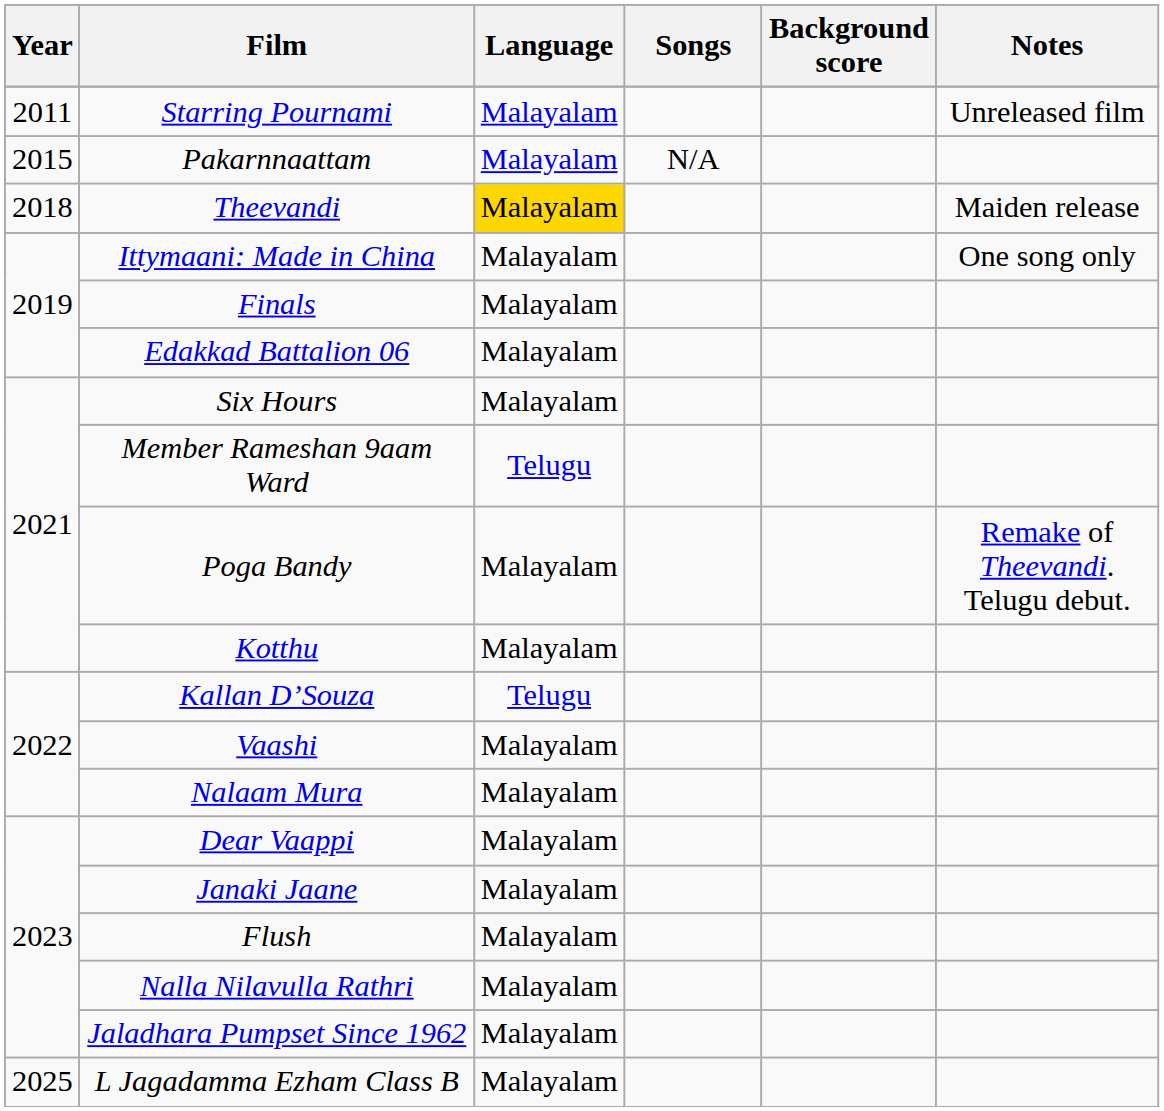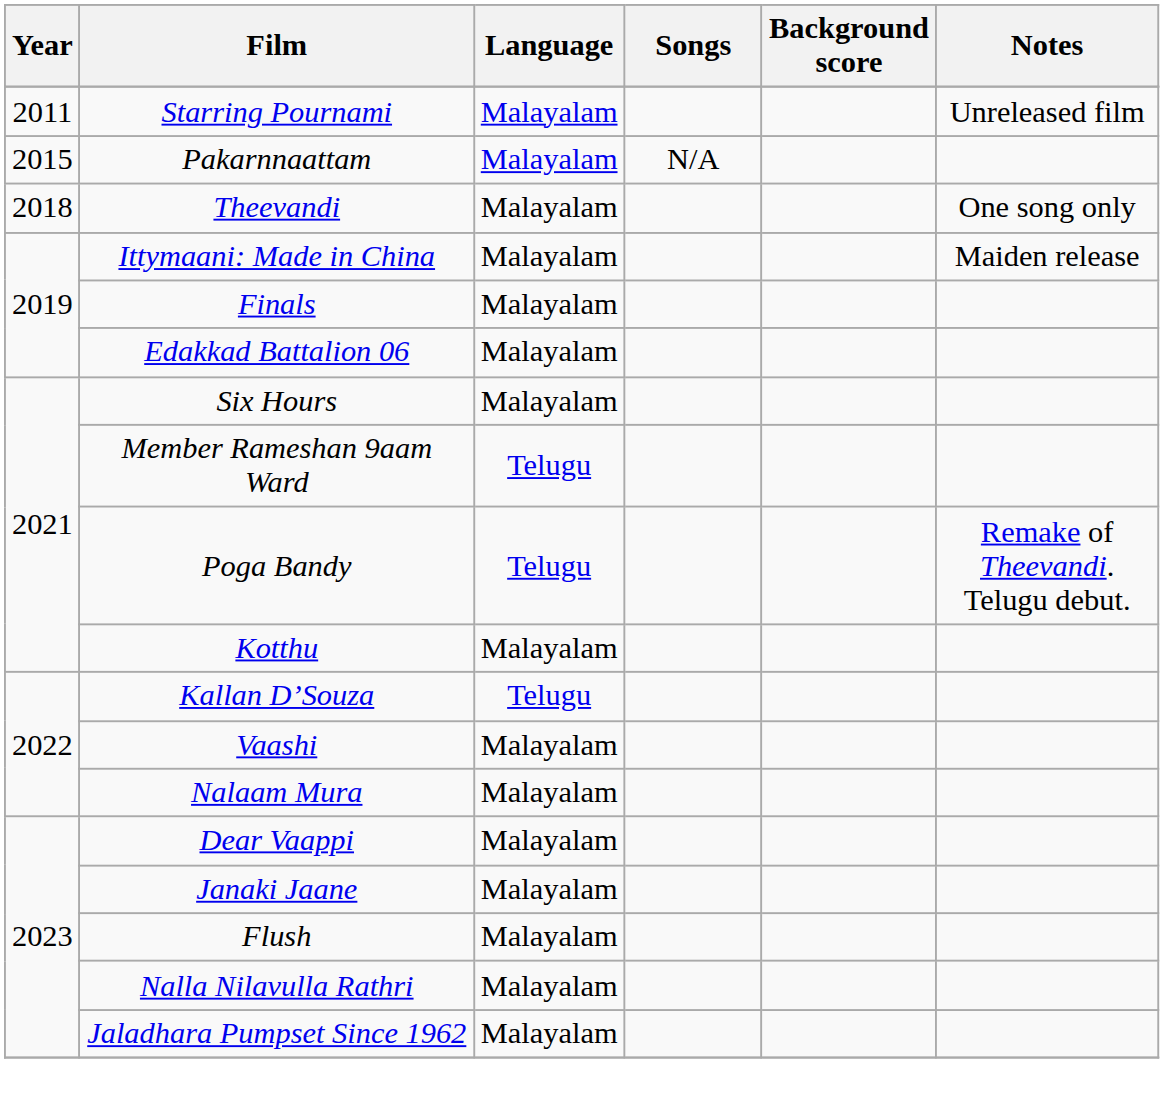(549, 207) gold background -> (549, 207) no background
(1047, 207) Maiden release -> (1047, 207) One song only
(1047, 255) One song only -> (1047, 255) Maiden release
(549, 565) Malayalam -> (549, 565) Telugu
- row: (277, 1081)
